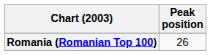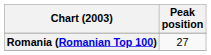(182, 42) 26 -> (182, 42) 27
